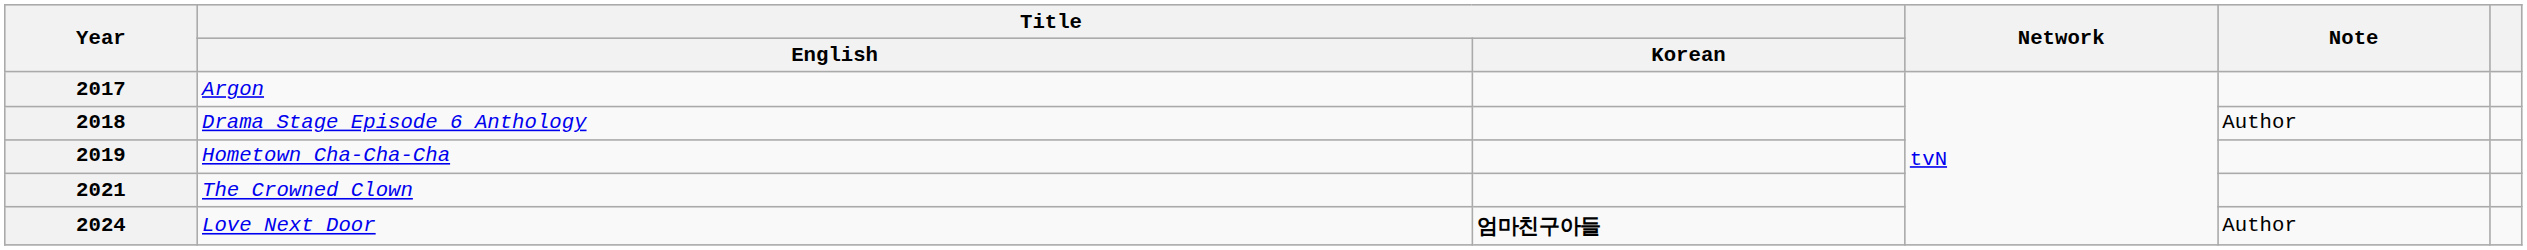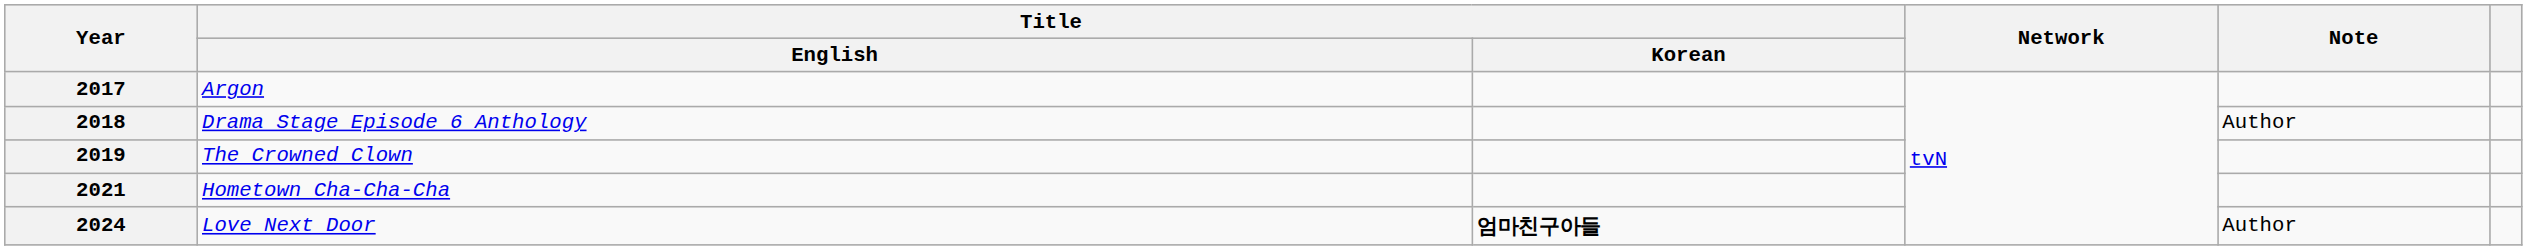(326, 156) Hometown Cha-Cha-Cha -> (307, 156) The Crowned Clown
(307, 190) The Crowned Clown -> (326, 190) Hometown Cha-Cha-Cha
